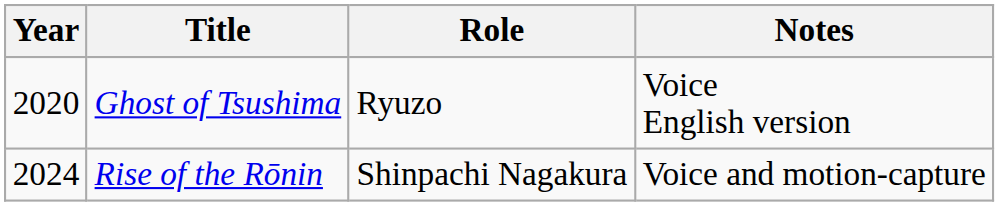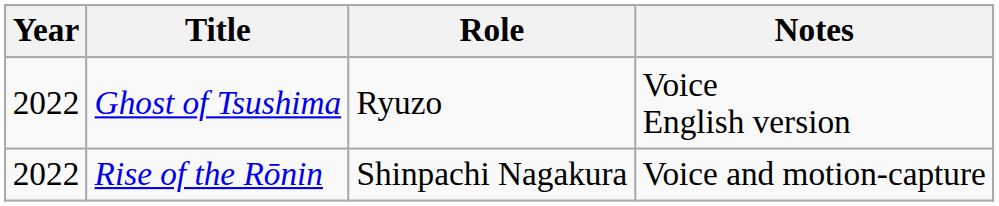(46, 102) 2020 -> (46, 102) 2022
(46, 173) 2024 -> (46, 173) 2022
